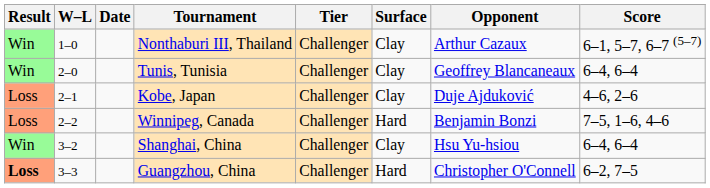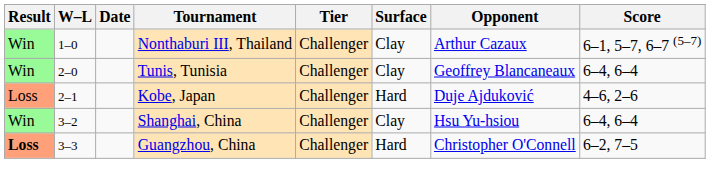(390, 95) Clay -> (391, 95) Hard
- row: (196, 120)
